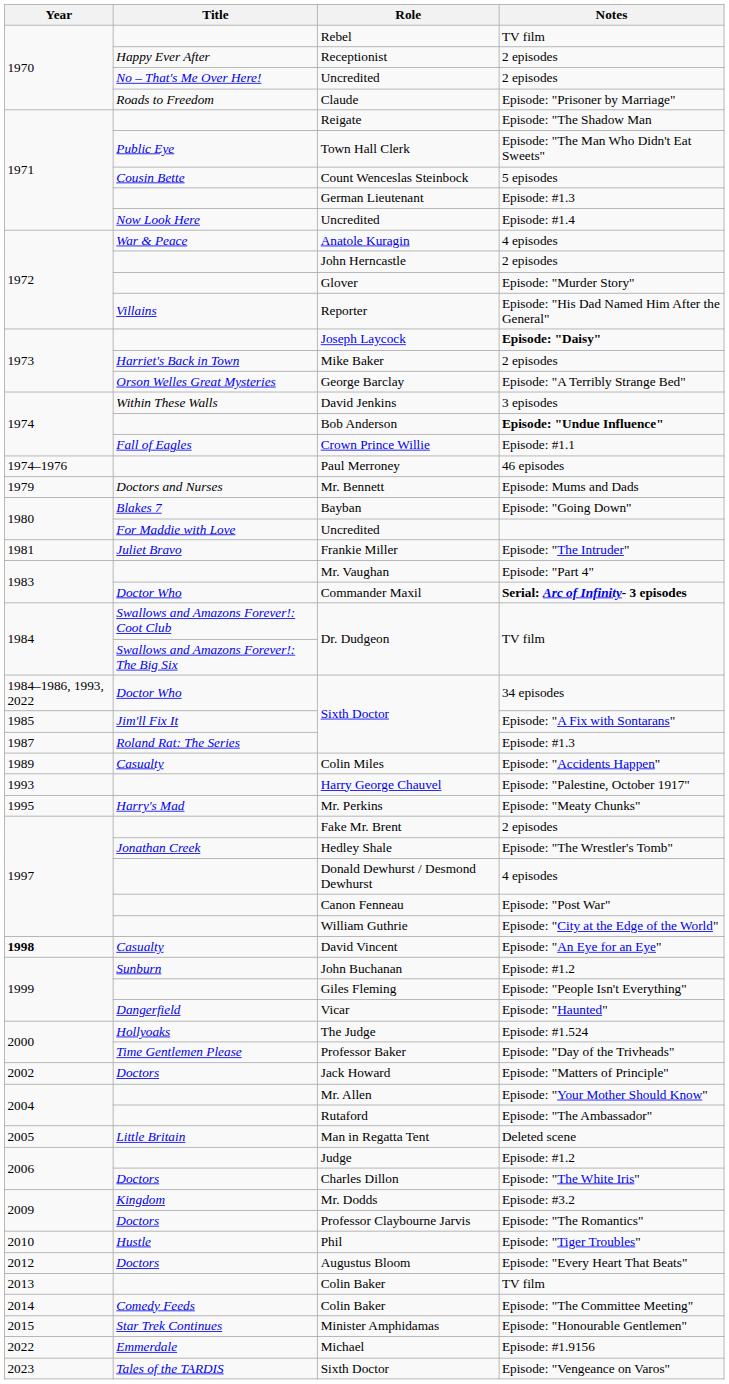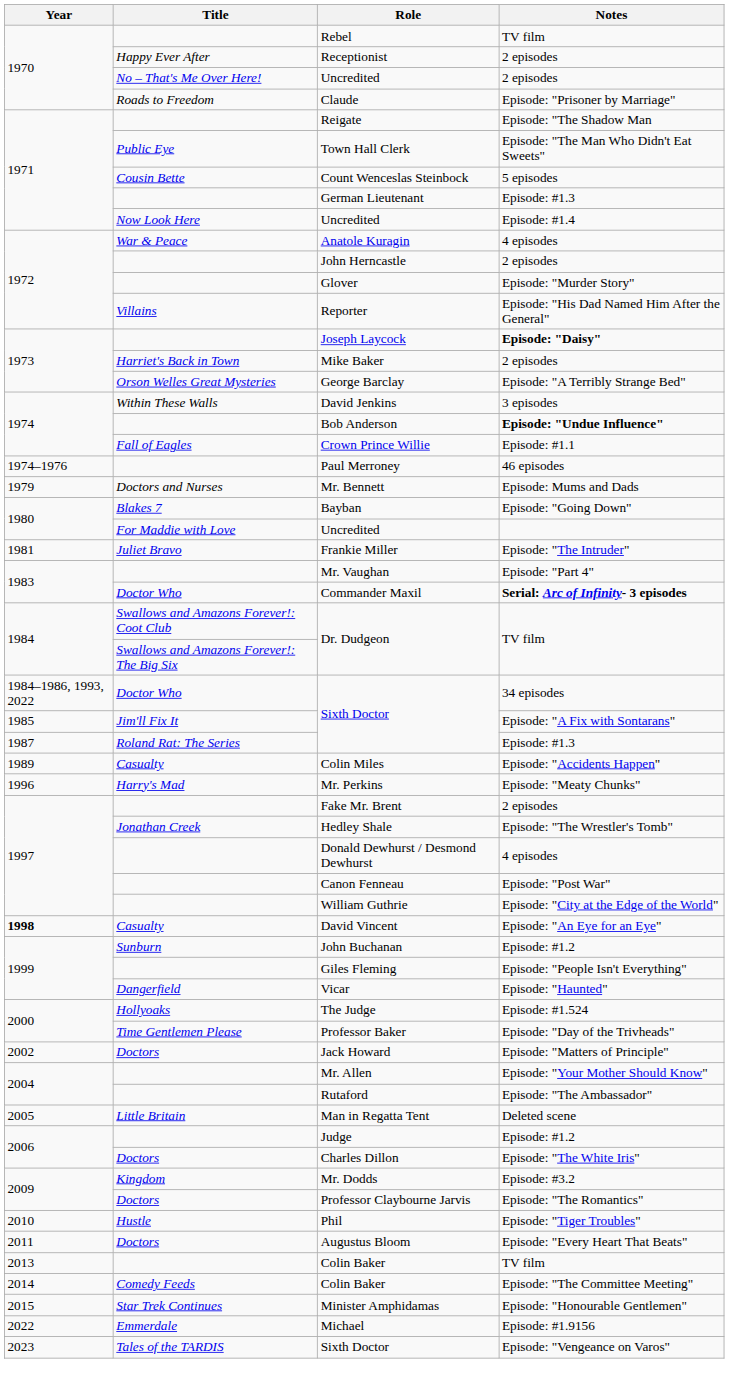- row: (215, 785)
(21, 805) 1995 -> (21, 784) 1996
(21, 1263) 2012 -> (21, 1241) 2011
